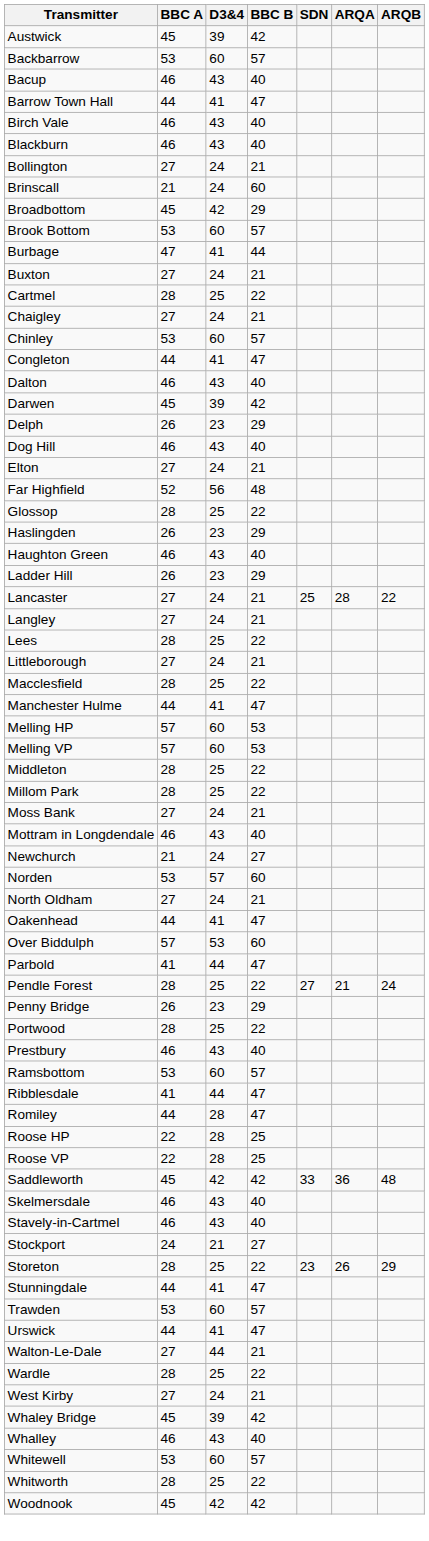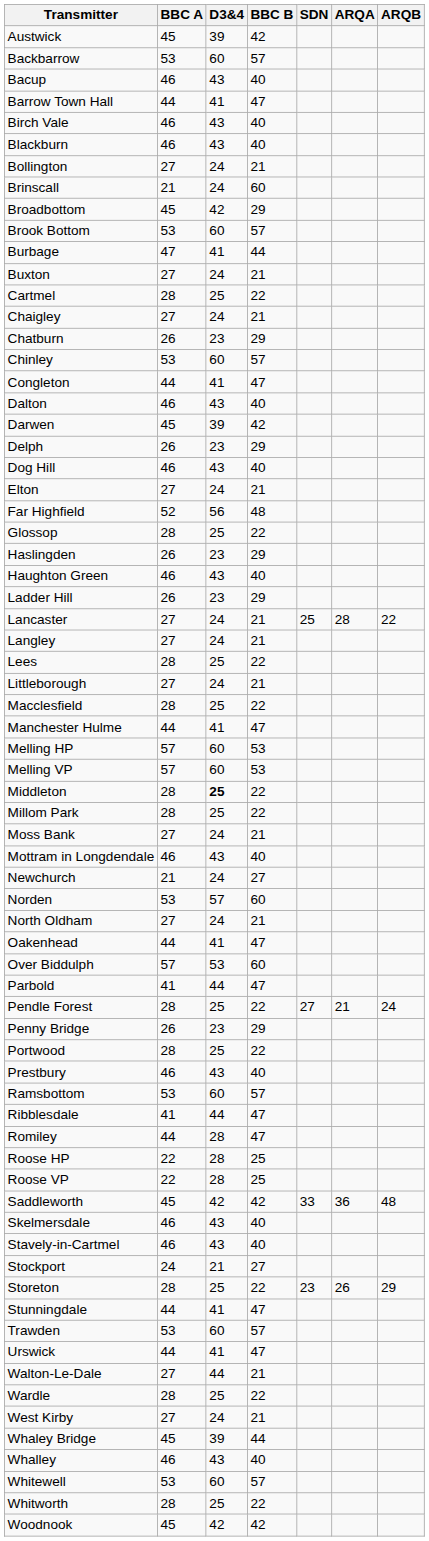+ row: (36, 338)
(217, 770) normal -> (217, 791) bold
(258, 1417) 42 -> (258, 1438) 44
